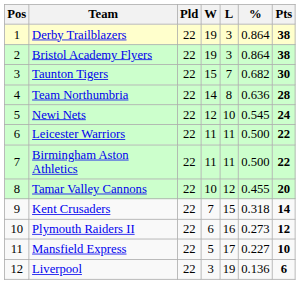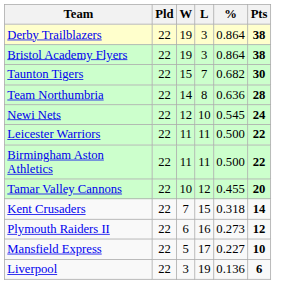- column: (17, 14)
